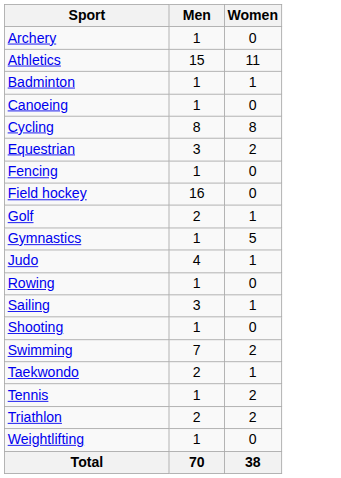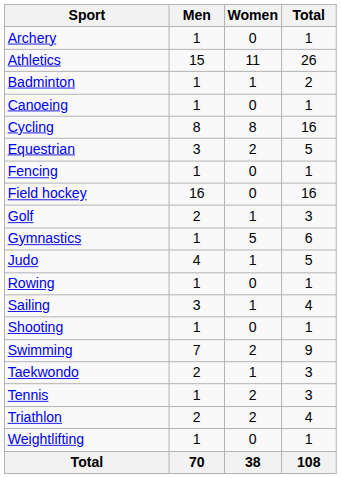+ column: (309, 15)
